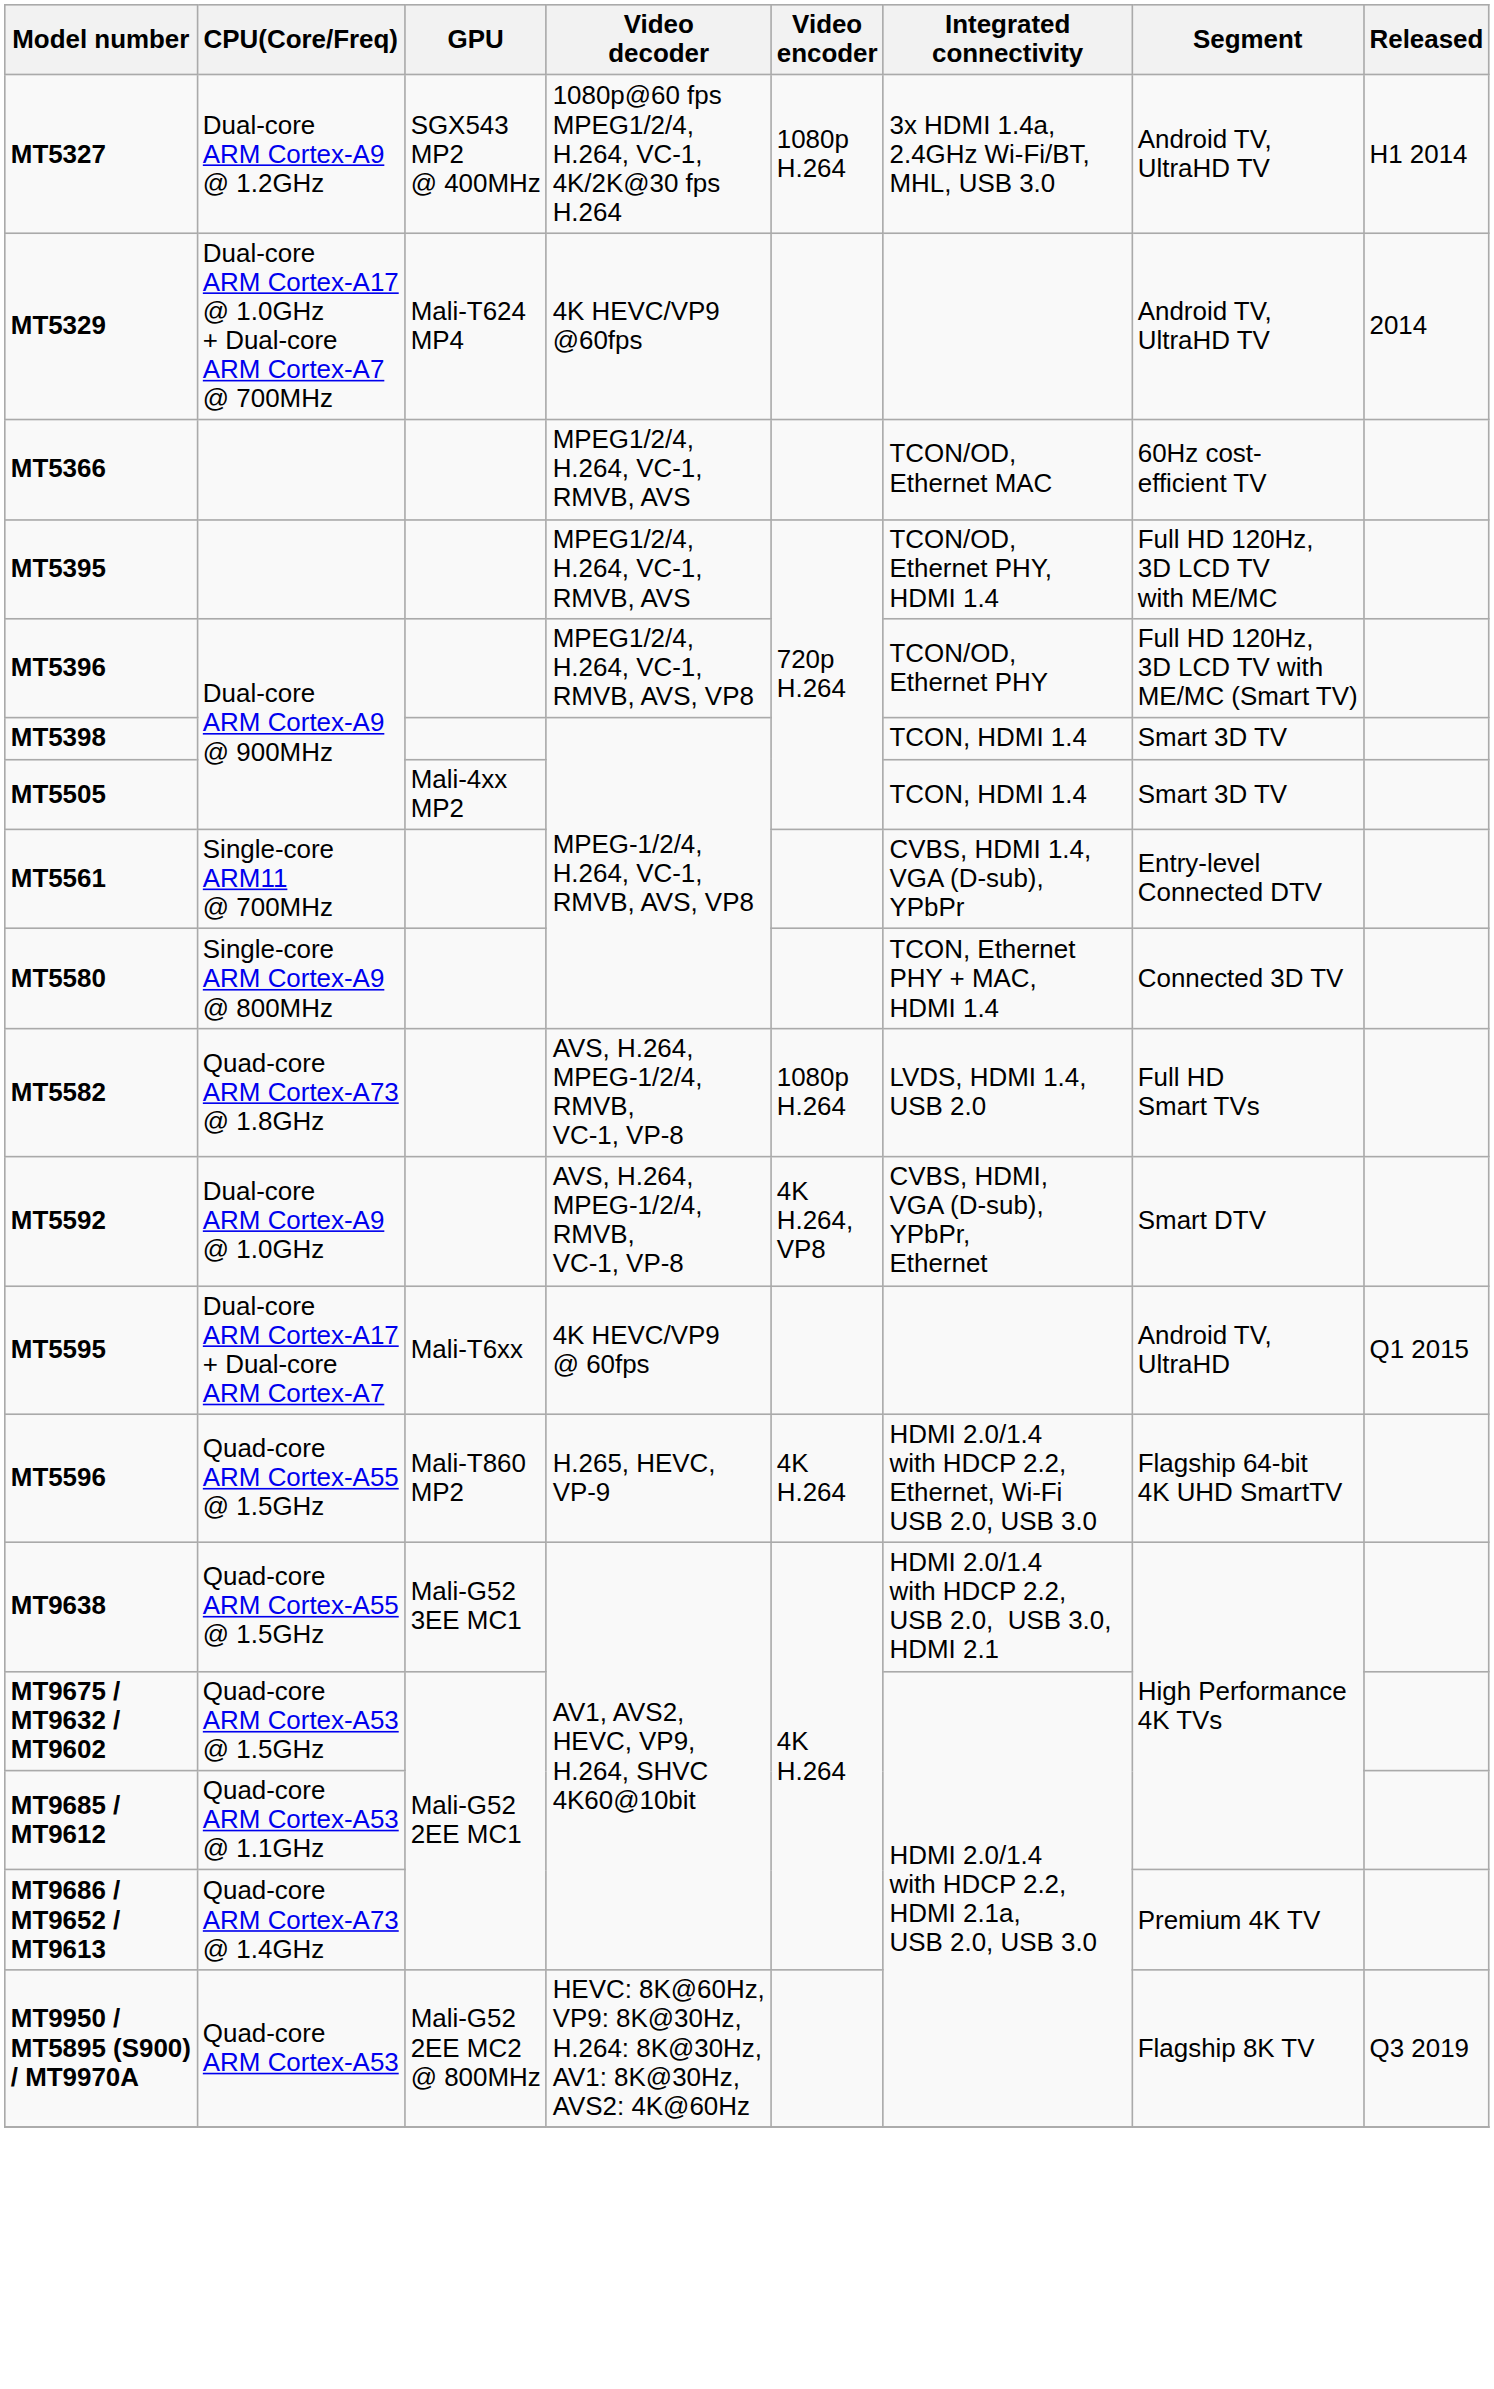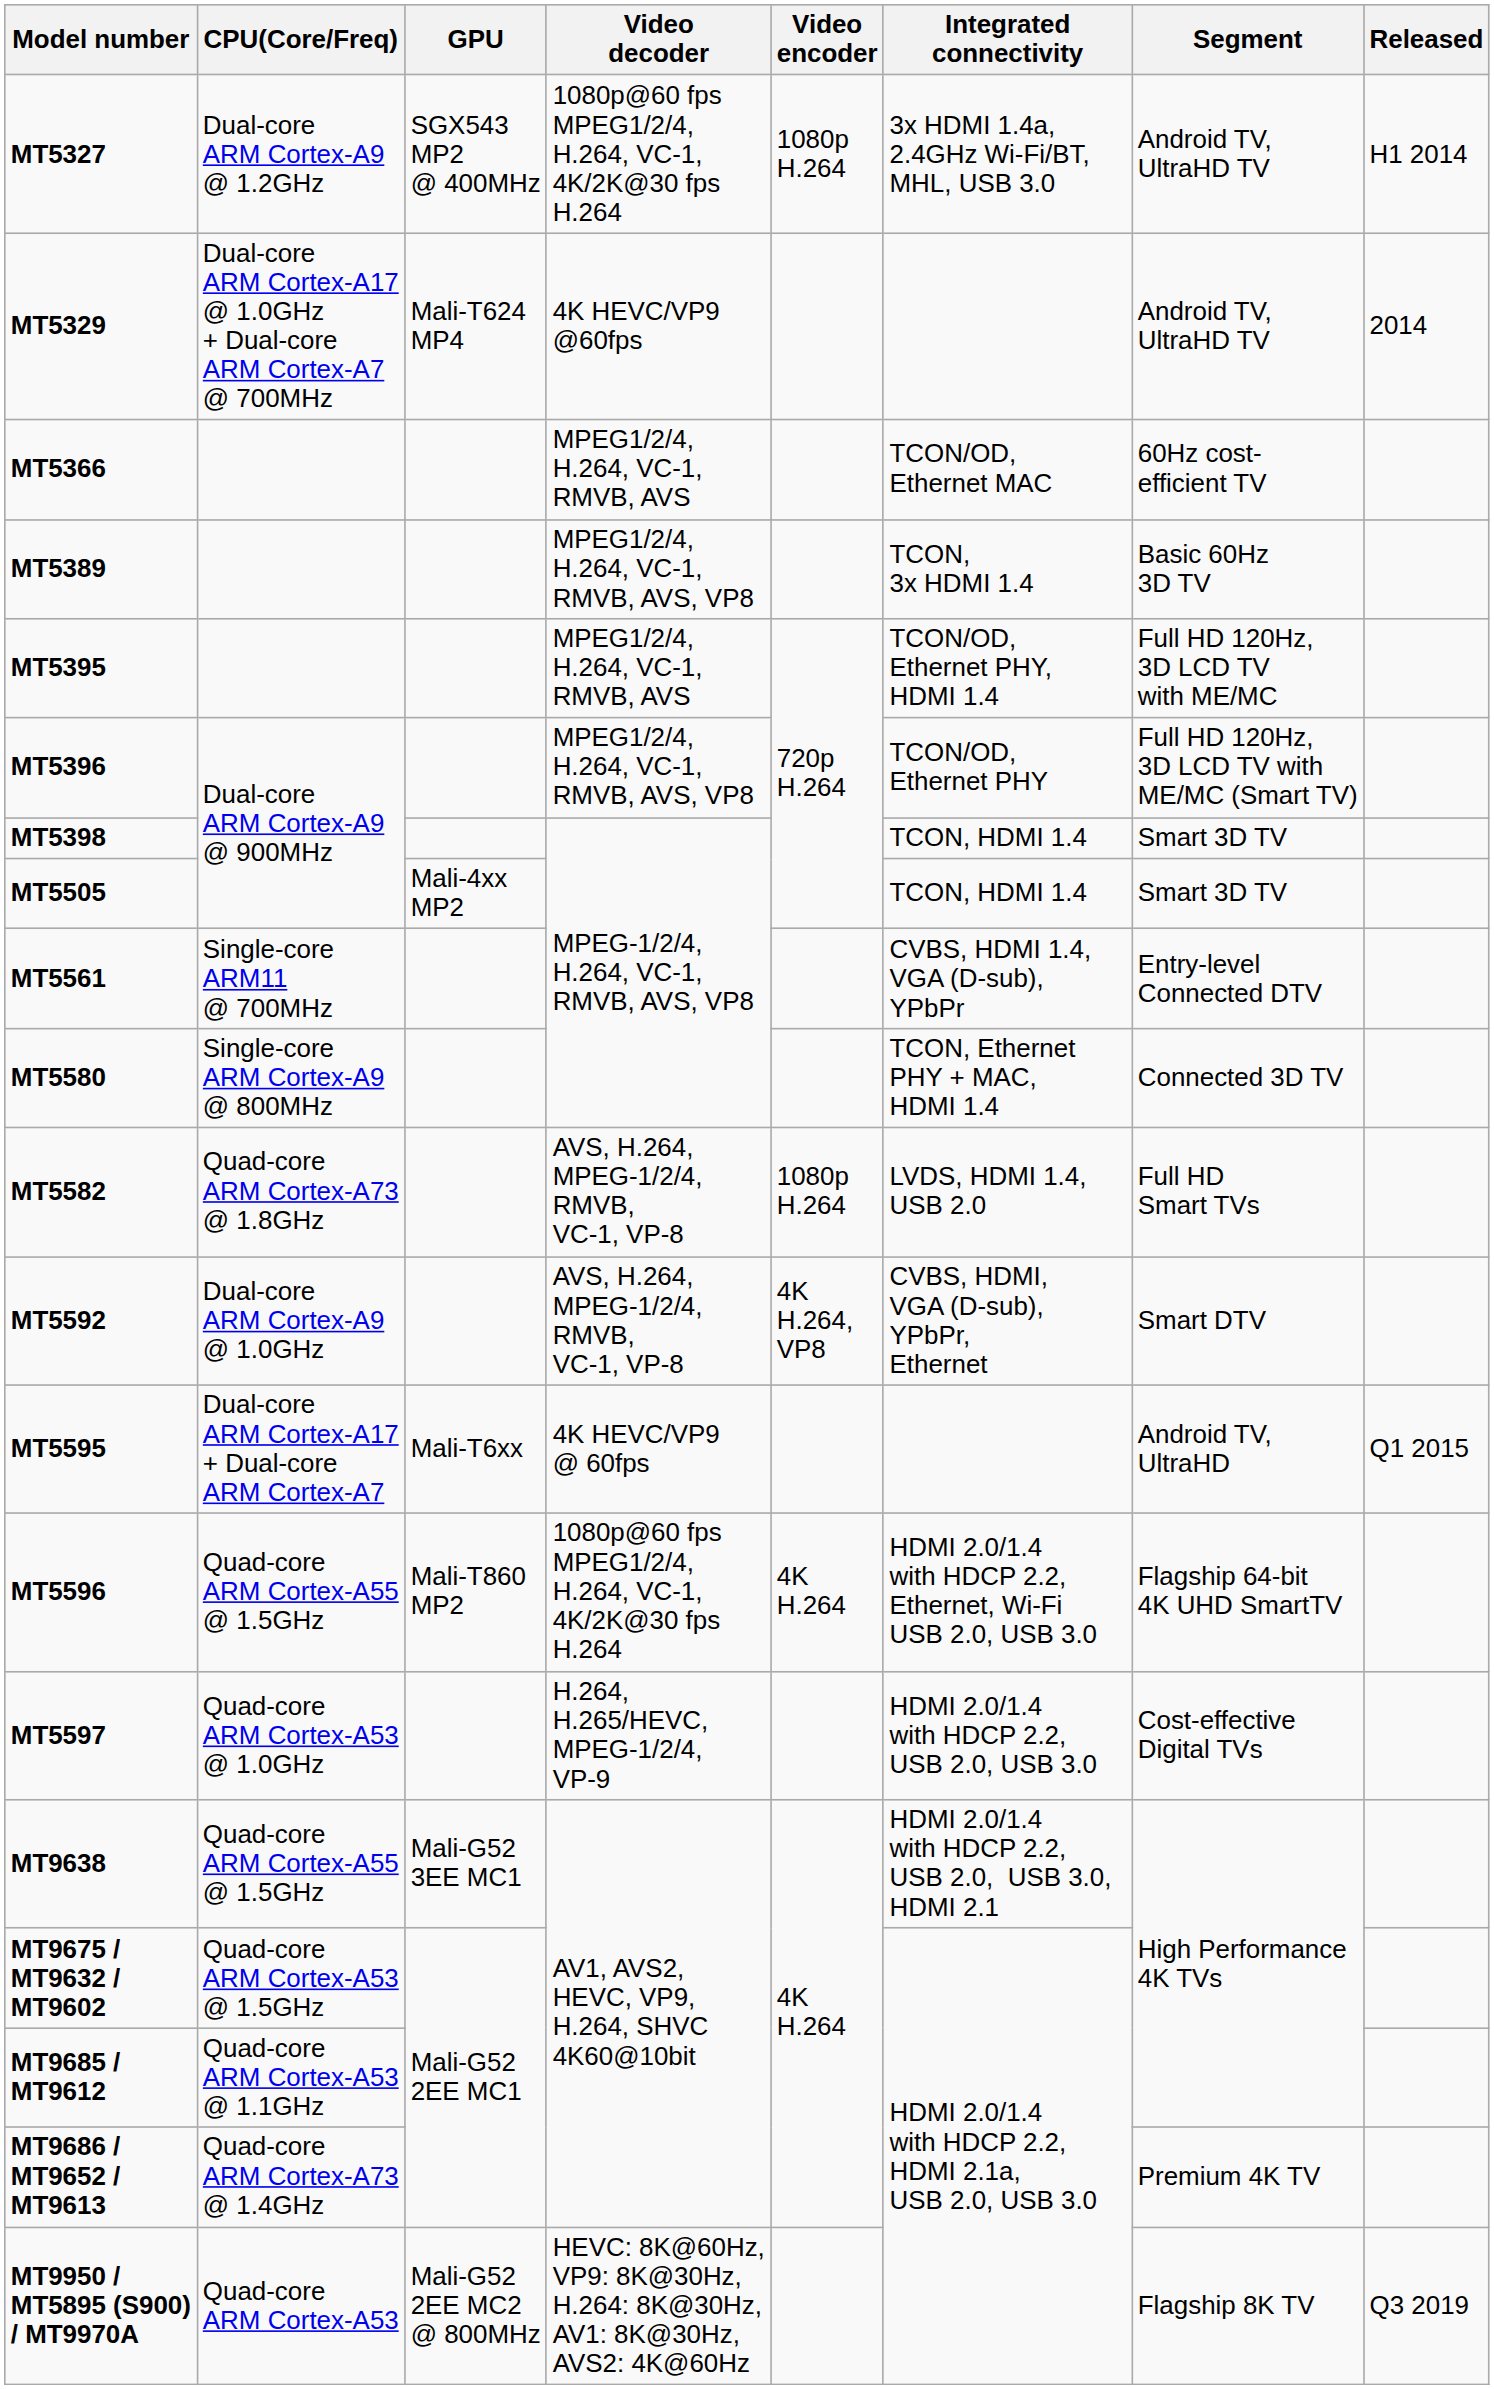+ row: (58, 568)
(634, 1477) H.265, HEVC, VP-9 -> (637, 1591) 1080p@60 fps MPEG1/2/4, H.264, VC-1, 4K/2K@30 fps H.264
+ row: (58, 1735)
